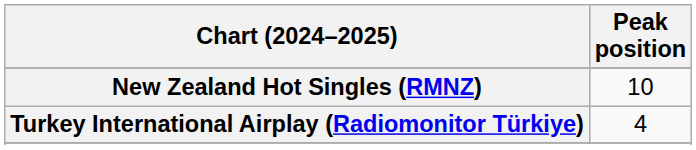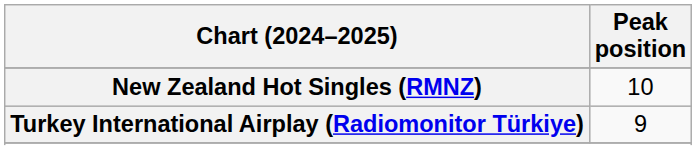(640, 124) 4 -> (640, 124) 9
